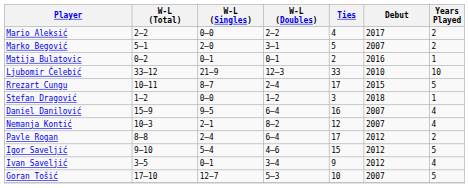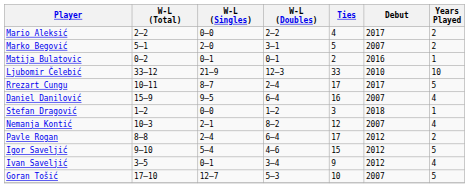(375, 85) 2015 -> (375, 85) 2017
rows swapped: (44, 111) <-> (41, 98)
